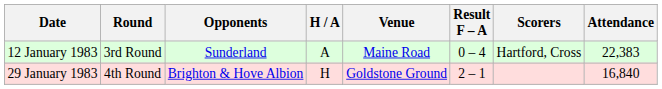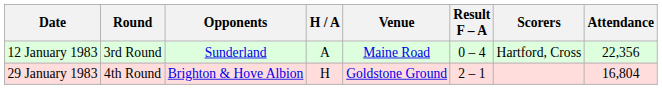(621, 52) 22,383 -> (621, 52) 22,356
(621, 73) 16,840 -> (621, 73) 16,804
